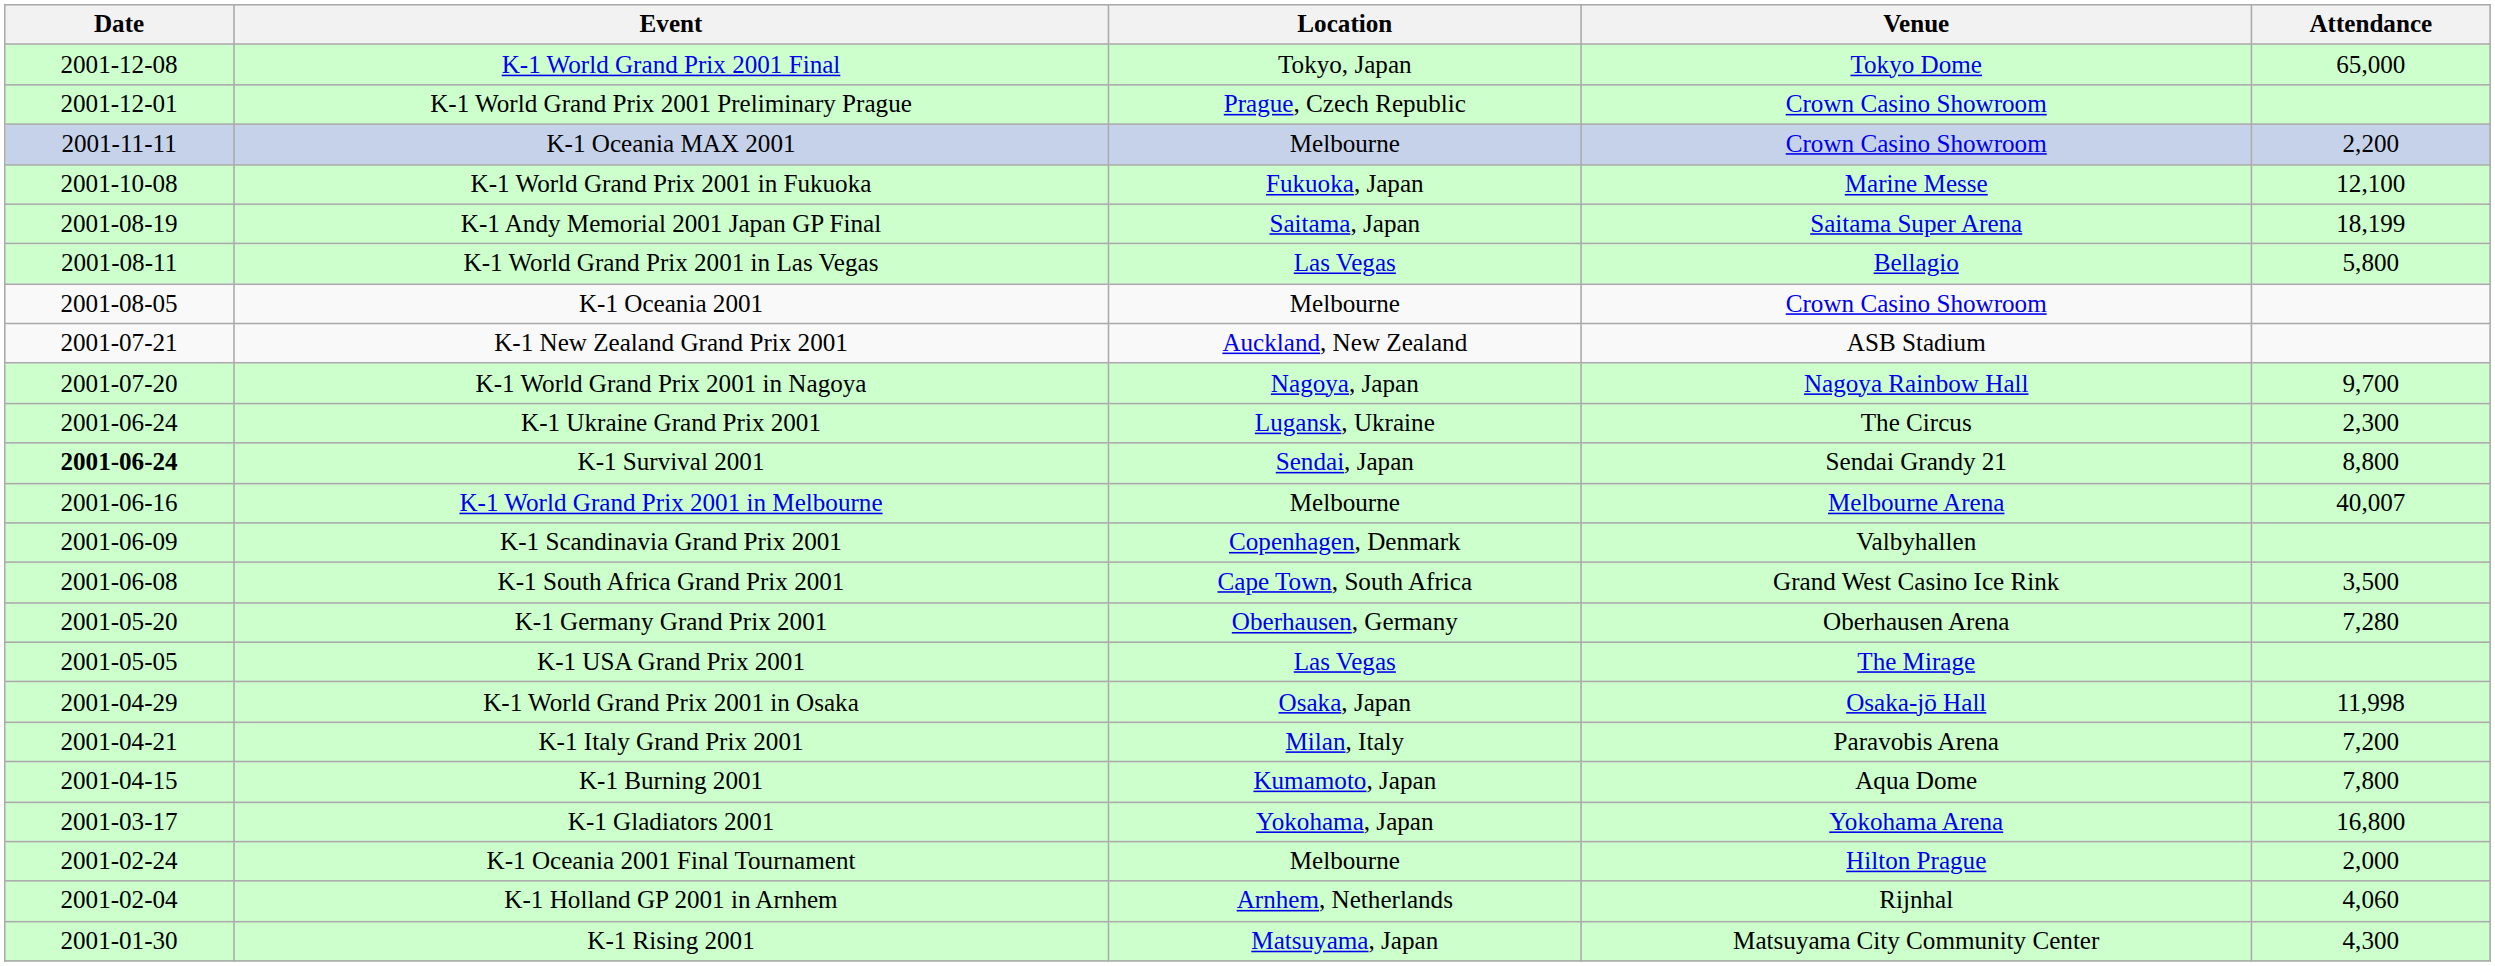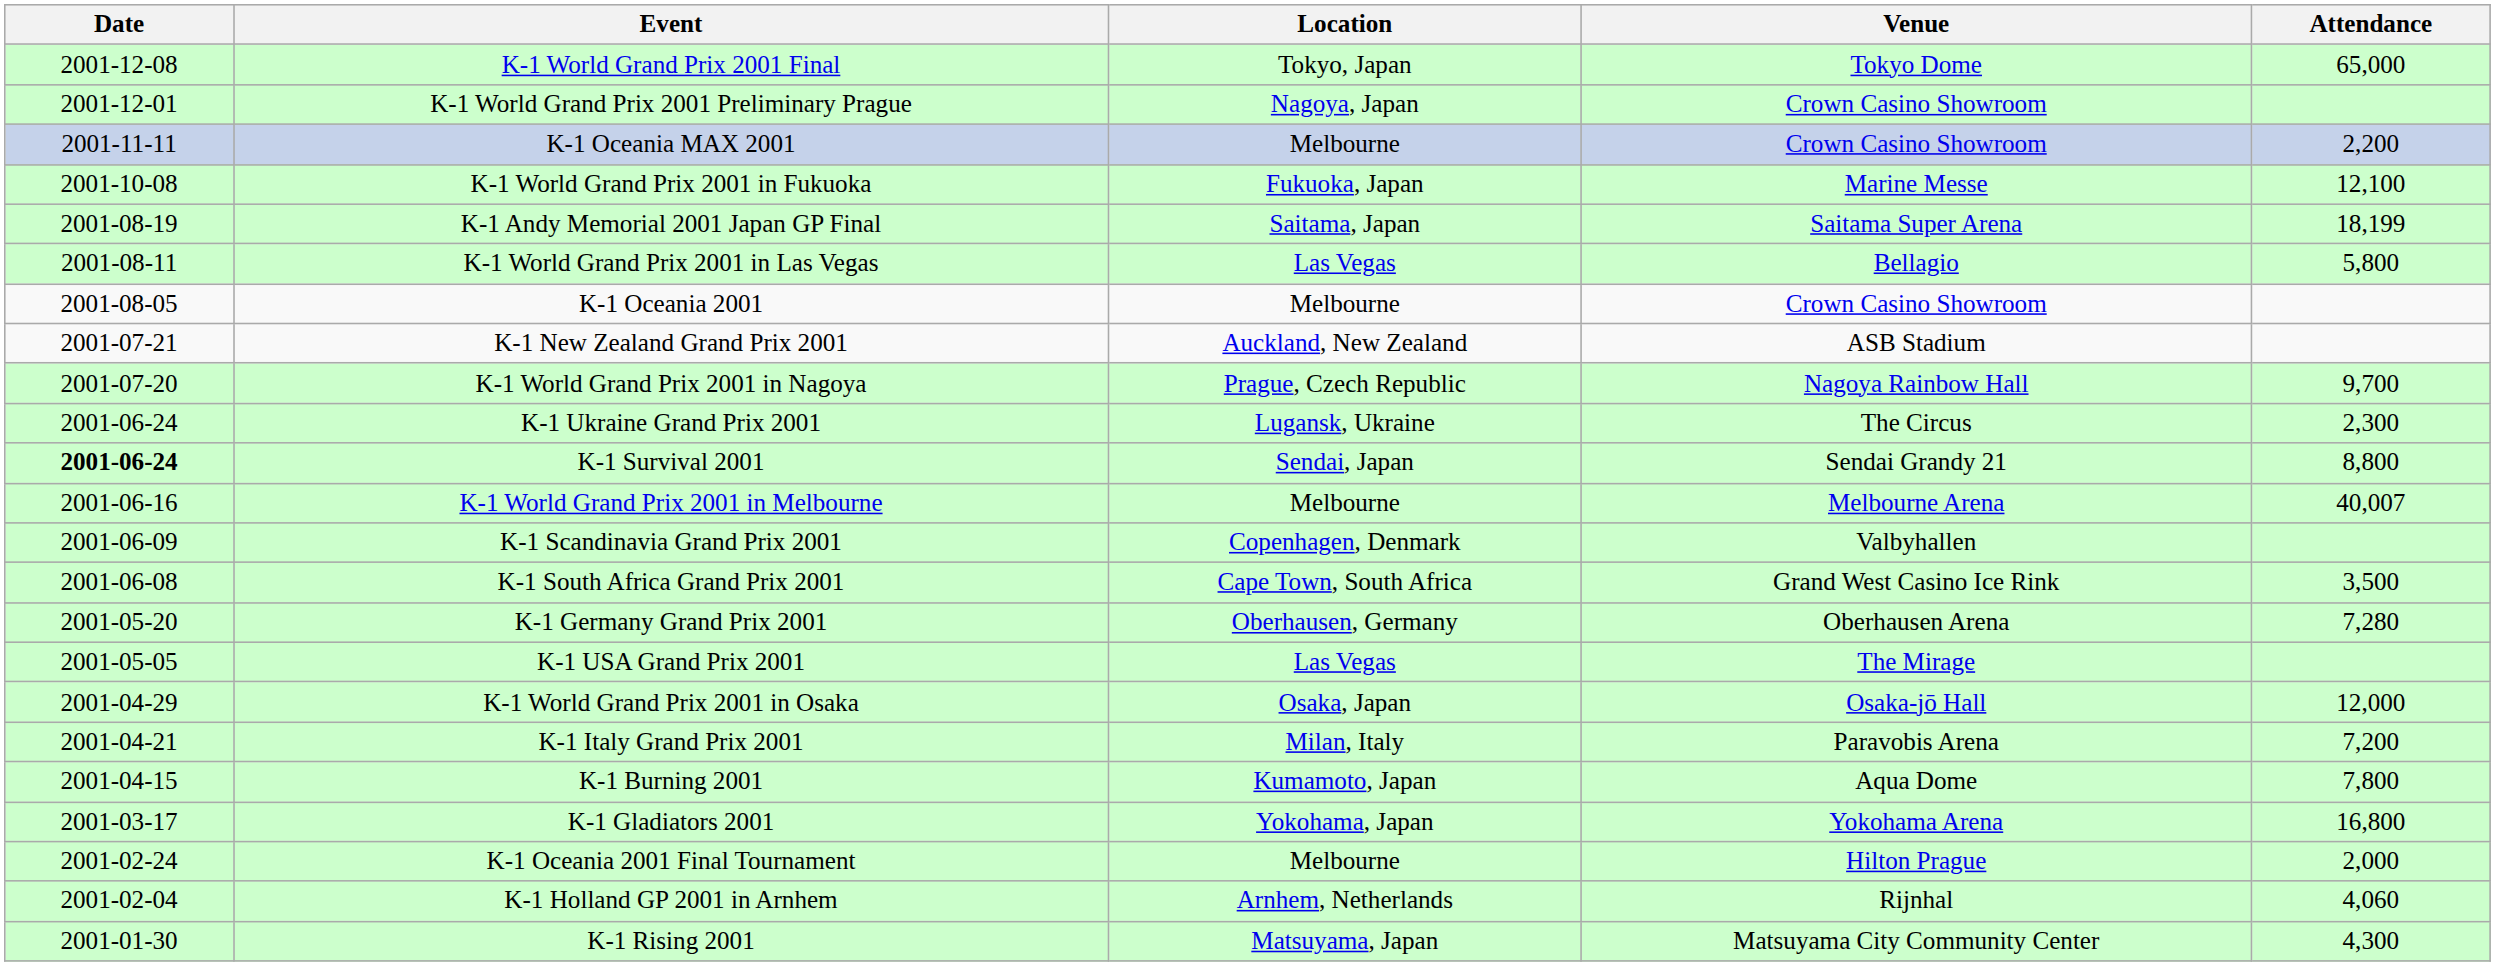(1345, 104) Prague, Czech Republic -> (1345, 104) Nagoya, Japan
(1345, 382) Nagoya, Japan -> (1345, 382) Prague, Czech Republic
(2371, 701) 11,998 -> (2371, 701) 12,000
